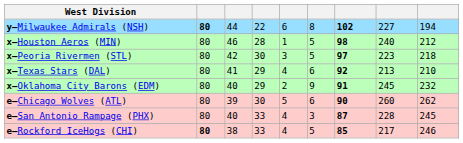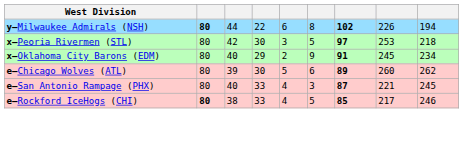(386, 27) 227 -> (386, 27) 226
- row: (64, 41)
(386, 56) 223 -> (386, 41) 253
- row: (59, 71)
(428, 86) 232 -> (428, 56) 234
(342, 101) 90 -> (342, 71) 89
(386, 116) 228 -> (386, 86) 221
